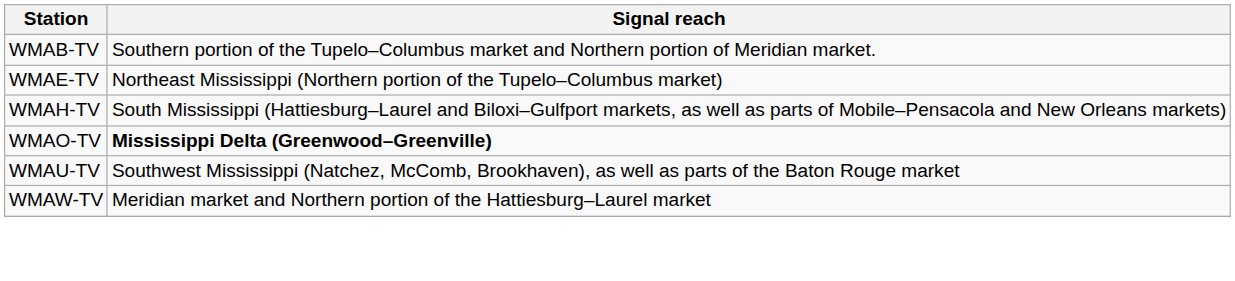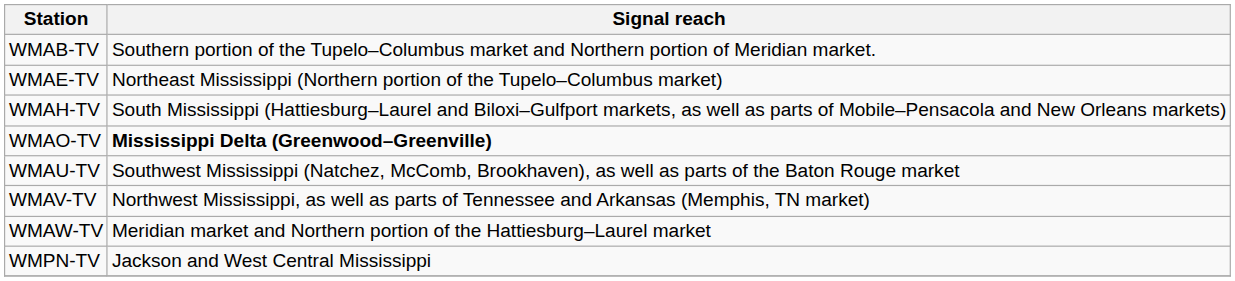+ row: (53, 200)
+ row: (54, 261)
